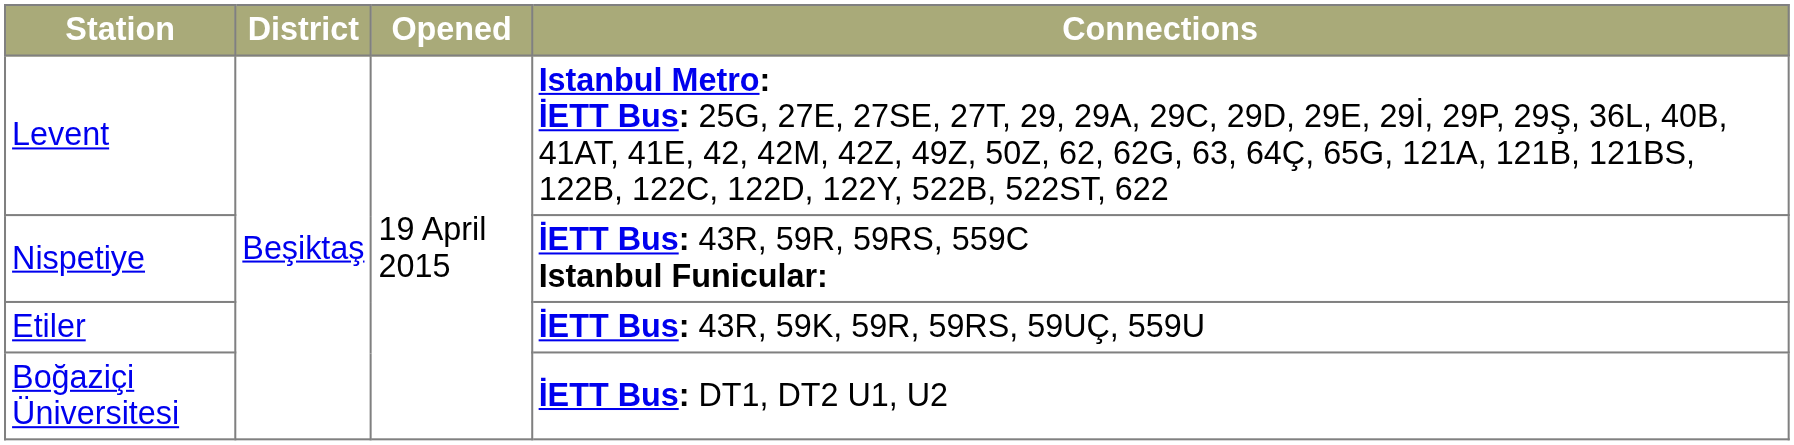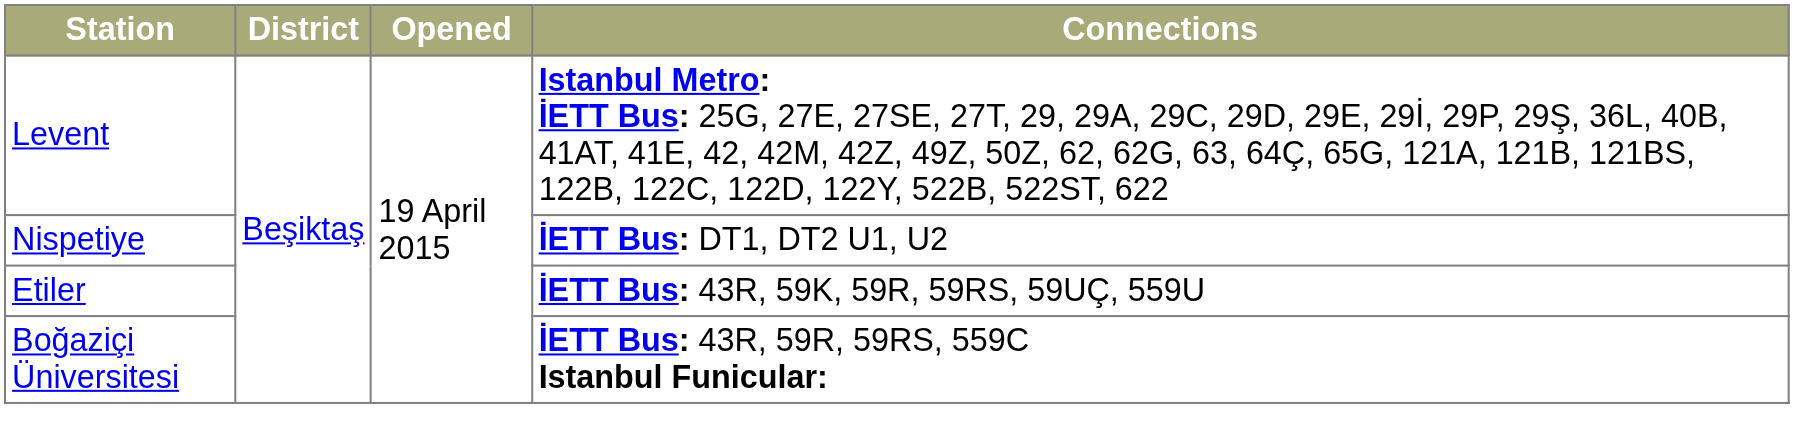(784, 258) İETT Bus: 43R, 59R, 59RS, 559C Istanbul Funicular: -> (743, 239) İETT Bus: DT1, DT2 U1, U2
(743, 395) İETT Bus: DT1, DT2 U1, U2 -> (784, 359) İETT Bus: 43R, 59R, 59RS, 559C Istanbul Funicular:
